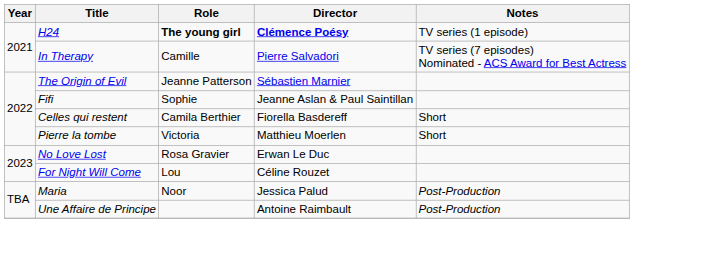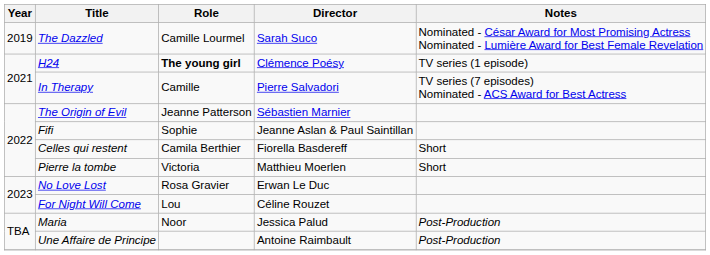+ row: (70, 38)
(303, 31) bold -> (300, 63) normal
